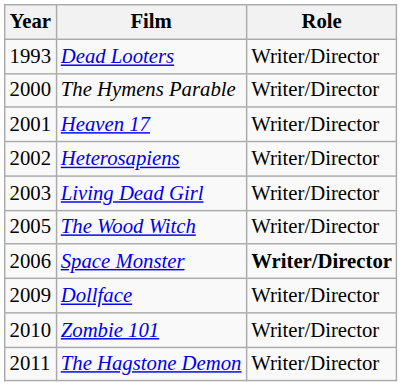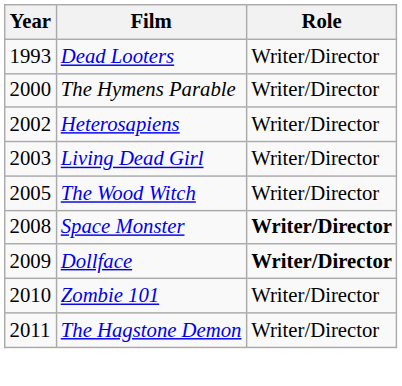- row: (105, 124)
(30, 261) 2006 -> (30, 227) 2008
(315, 295) normal -> (322, 261) bold
